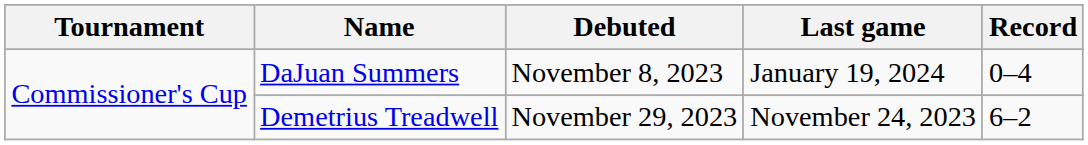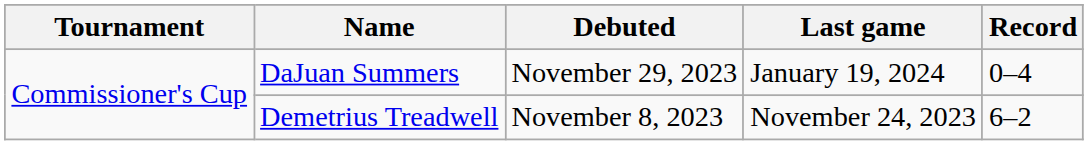(617, 71) November 8, 2023 -> (624, 71) November 29, 2023
(624, 116) November 29, 2023 -> (617, 116) November 8, 2023
